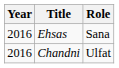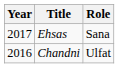(20, 33) 2016 -> (20, 33) 2017
